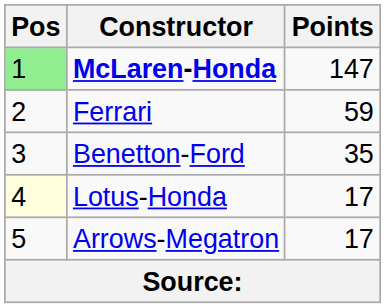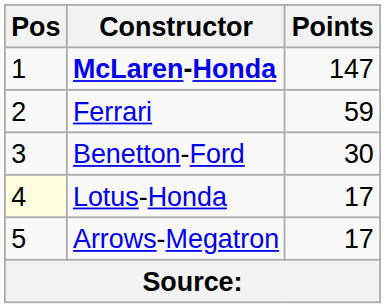(19, 69) lightgreen background -> (19, 69) no background
(359, 154) 35 -> (359, 154) 30
